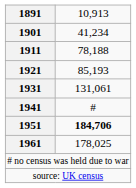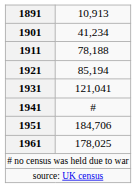(93, 69) 85,193 -> (93, 69) 85,194
(93, 88) 131,061 -> (93, 88) 121,041
(93, 125) bold -> (93, 125) normal
